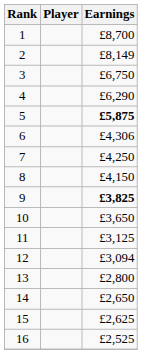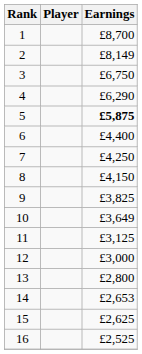(117, 136) £4,306 -> (117, 136) £4,400
(117, 197) bold -> (117, 197) normal
(117, 217) £3,650 -> (117, 217) £3,649
(117, 258) £3,094 -> (117, 258) £3,000
(117, 298) £2,650 -> (117, 298) £2,653
